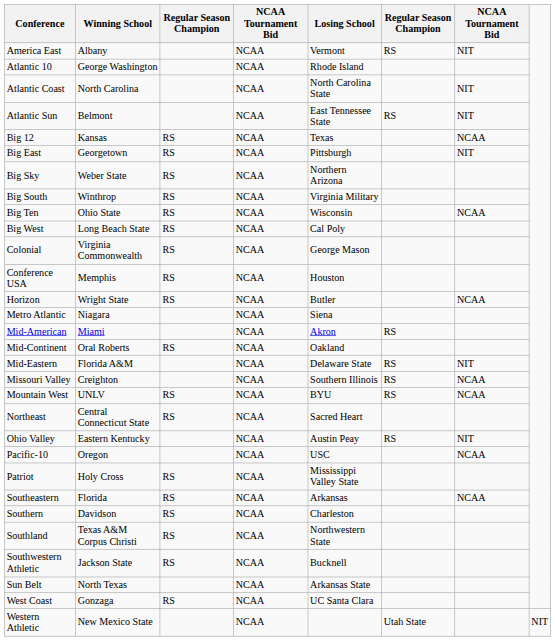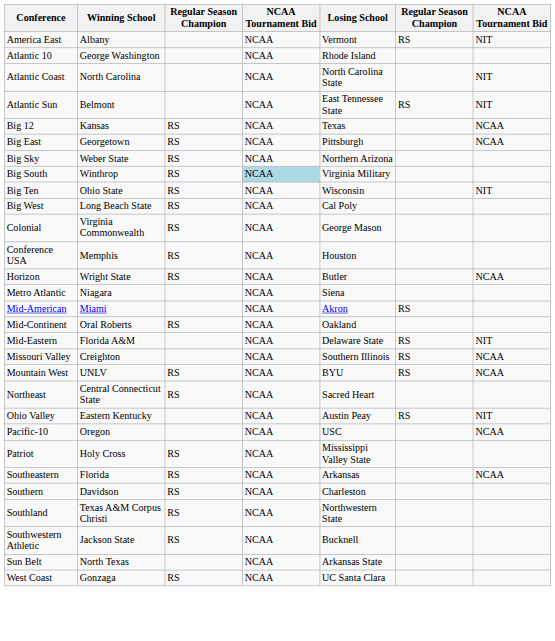(465, 153) NIT -> (490, 142) NCAA
(250, 197) no background -> (259, 174) lightblue background
(471, 213) NCAA -> (484, 190) NIT
- row: (23, 622)
